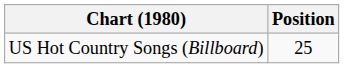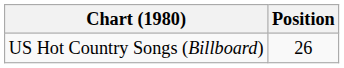(303, 47) 25 -> (303, 47) 26
